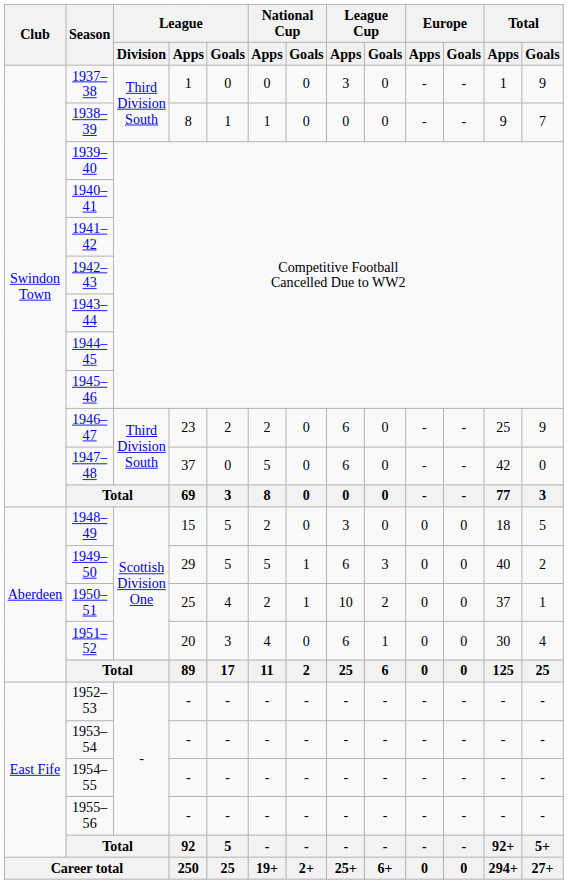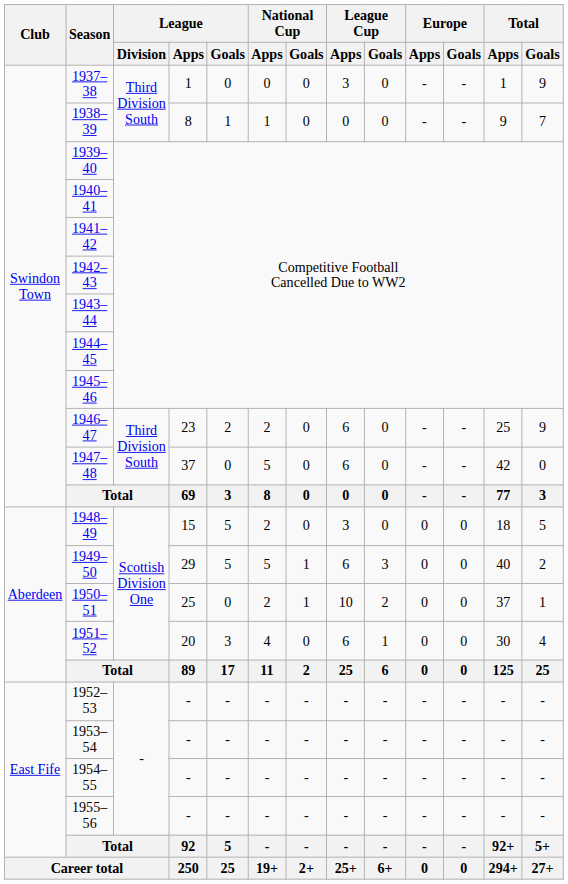(228, 602) 4 -> (228, 602) 0
